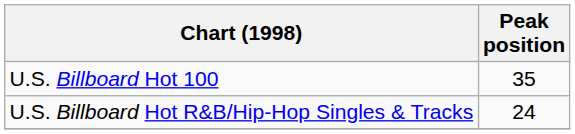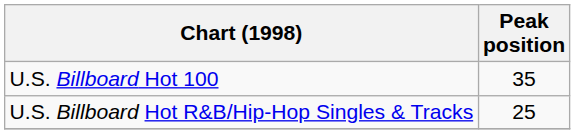(524, 111) 24 -> (524, 111) 25
